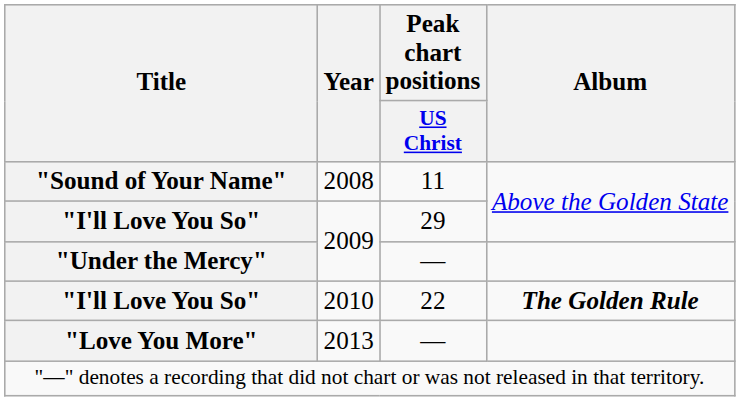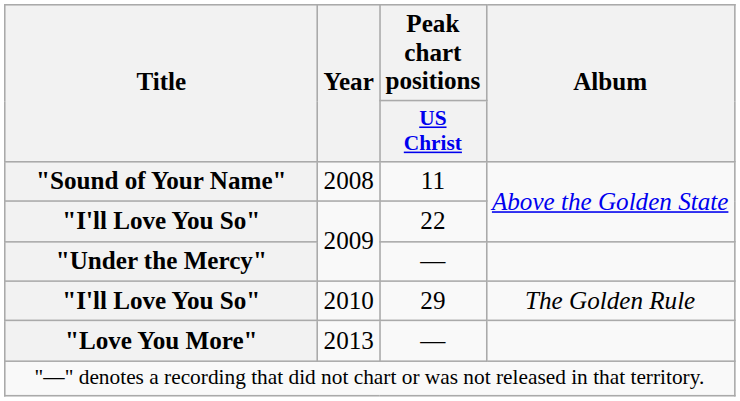(433, 220) 29 -> (433, 220) 22
(433, 300) 22 -> (433, 300) 29
(610, 300) bold -> (610, 300) normal
